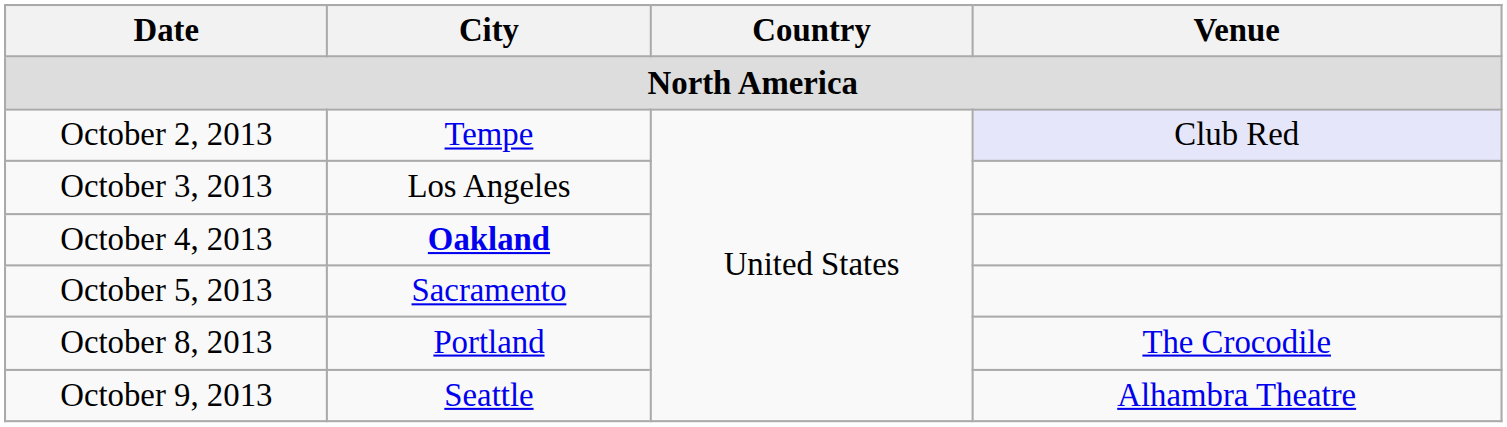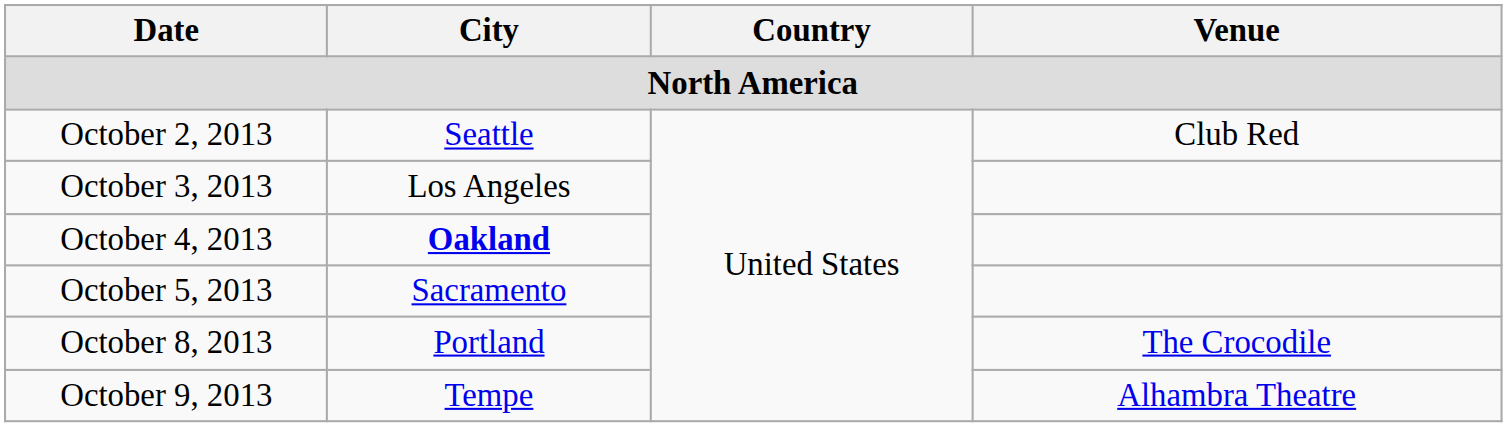(489, 134) Tempe -> (489, 134) Seattle
(1237, 134) lavender background -> (1237, 134) no background
(489, 394) Seattle -> (489, 394) Tempe
